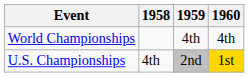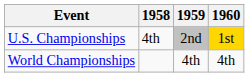rows swapped: (71, 38) <-> (66, 60)
